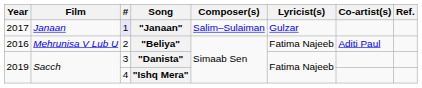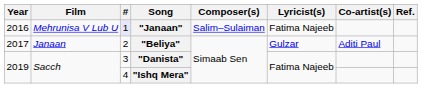(18, 28) 2017 -> (18, 28) 2016
(50, 28) Janaan -> (76, 28) Mehrunisa V Lub U
(284, 28) Gulzar -> (302, 28) Fatima Najeeb
(18, 43) 2016 -> (18, 43) 2017
(76, 43) Mehrunisa V Lub U -> (50, 43) Janaan
(302, 43) Fatima Najeeb -> (284, 43) Gulzar
